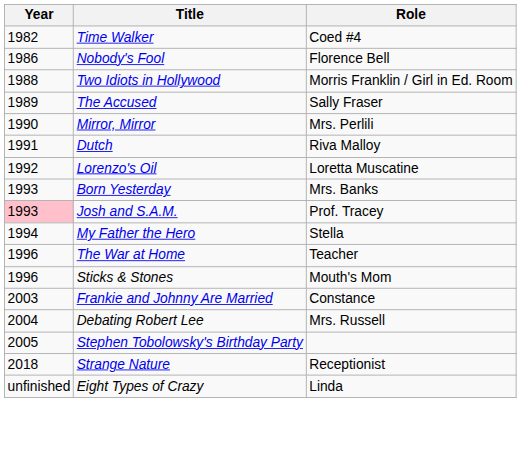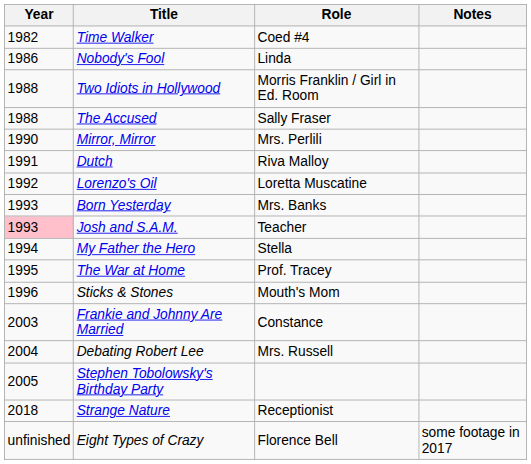+ column: (472, 15)
(349, 59) Florence Bell -> (274, 59) Linda
(23, 102) 1989 -> (23, 118) 1988
(346, 211) Prof. Tracey -> (282, 227) Teacher
(23, 255) 1996 -> (23, 270) 1995
(334, 255) Teacher -> (295, 270) Prof. Tracey
(326, 386) Linda -> (298, 440) Florence Bell
